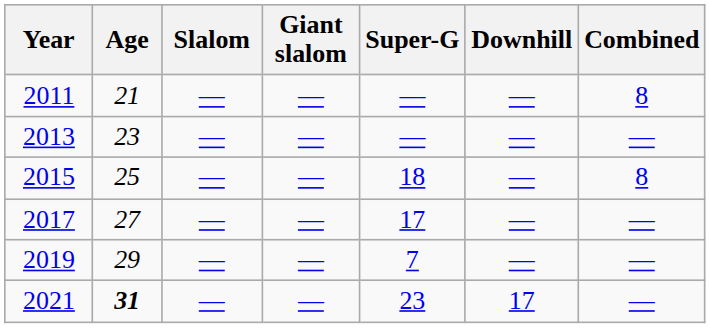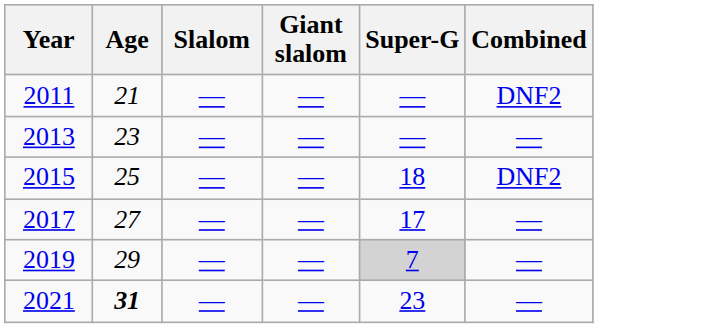- column: (522, 39)
(642, 95) 8 -> (529, 95) DNF2
(642, 177) 8 -> (529, 177) DNF2
(412, 259) no background -> (412, 259) lightgrey background
